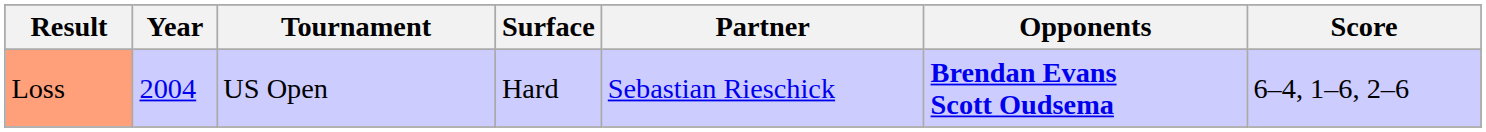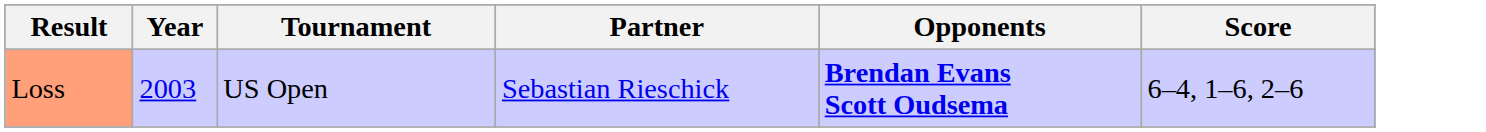- column: (548, 26)
(168, 87) 2004 -> (168, 87) 2003
